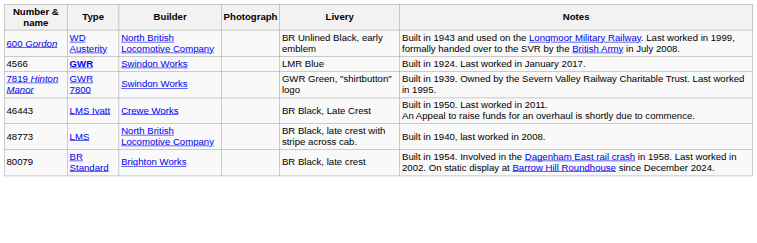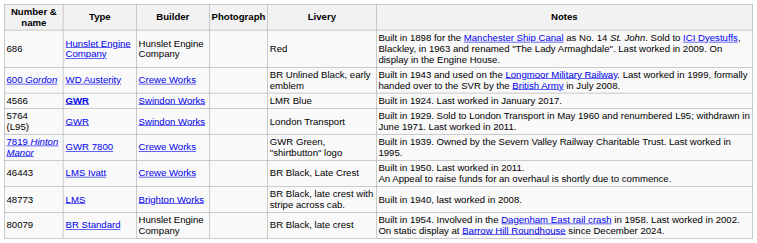+ row: (15, 48)
(168, 43) North British Locomotive Company -> (167, 80) Crewe Works
+ row: (18, 121)
(154, 84) Swindon Works -> (167, 147) Crewe Works
(168, 136) North British Locomotive Company -> (171, 199) Brighton Works
(154, 162) Brighton Works -> (171, 225) Hunslet Engine Company
